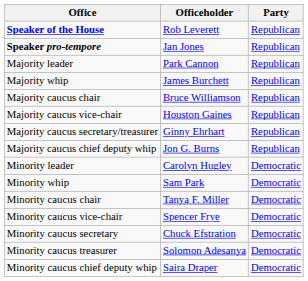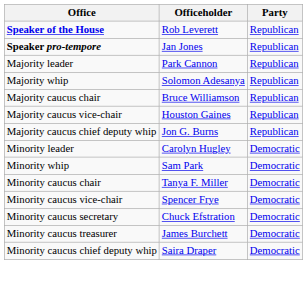(196, 81) James Burchett -> (203, 81) Solomon Adesanya
- row: (82, 132)
(204, 251) Solomon Adesanya -> (195, 234) James Burchett
